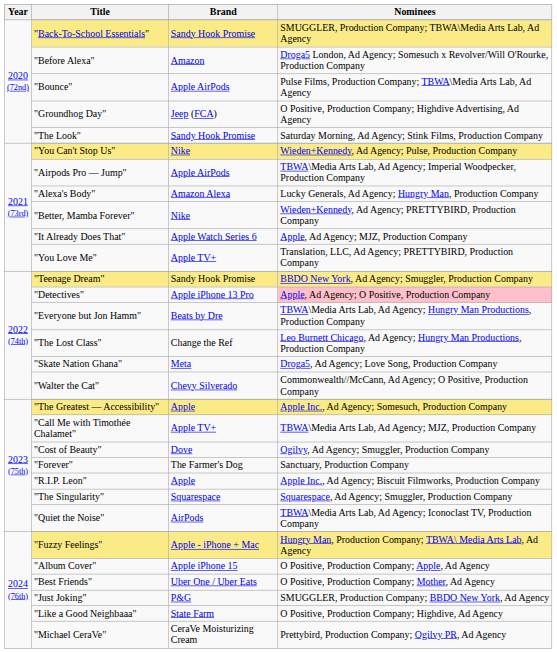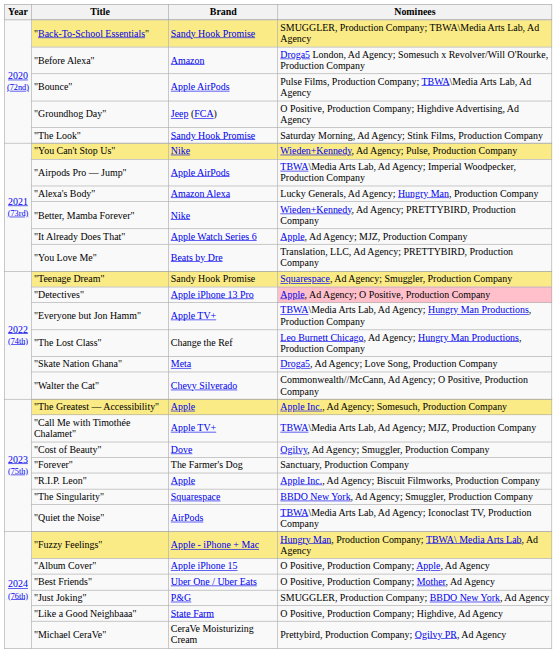(194, 257) Apple TV+ -> (197, 257) Beats by Dre
(407, 279) BBDO New York, Ad Agency; Smuggler, Production Company -> (396, 279) Squarespace, Ad Agency; Smuggler, Production Company
(197, 316) Beats by Dre -> (194, 316) Apple TV+
(396, 496) Squarespace, Ad Agency; Smuggler, Production Company -> (407, 496) BBDO New York, Ad Agency; Smuggler, Production Company
